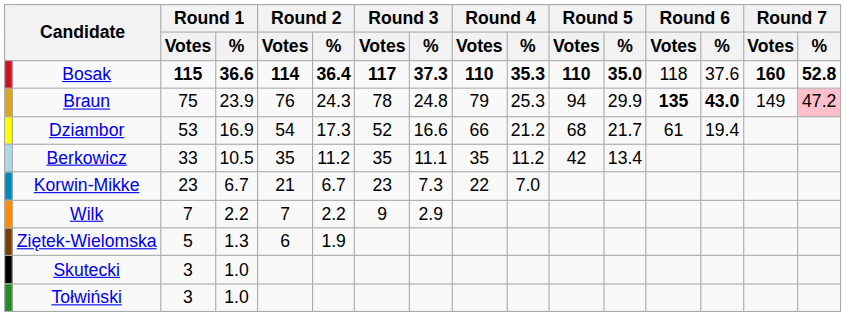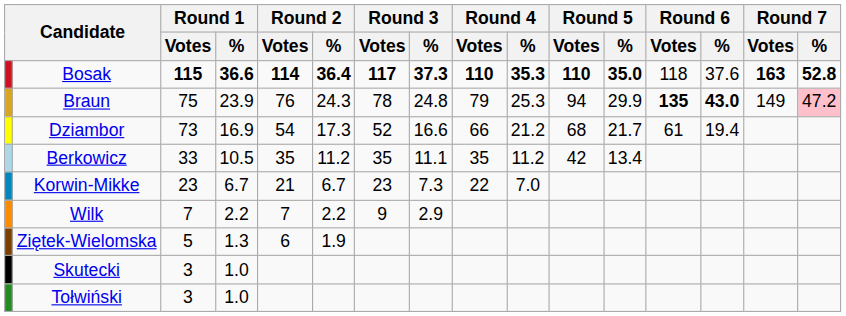(771, 74) 160 -> (771, 74) 163
(188, 130) 53 -> (188, 130) 73
